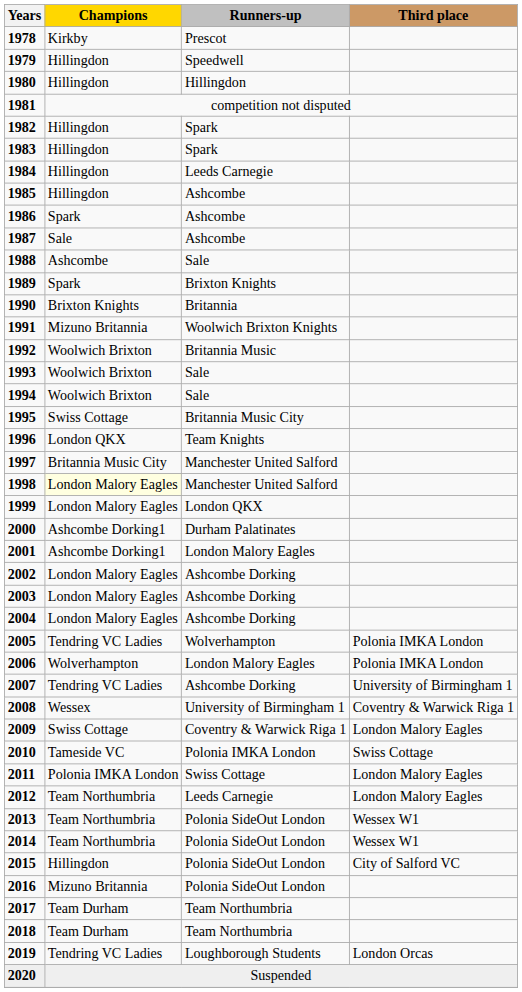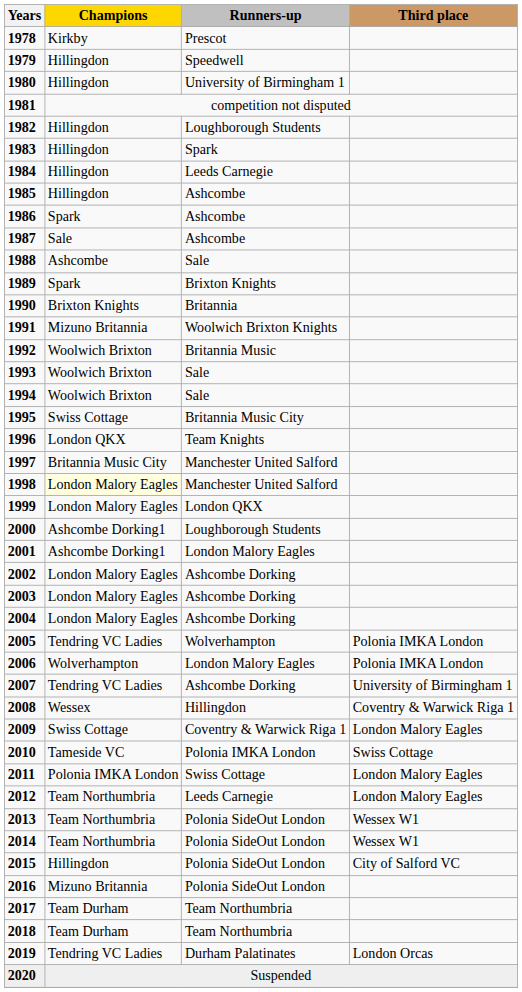(215, 82) Hillingdon -> (265, 82) University of Birmingham 1
(201, 127) Spark -> (253, 127) Loughborough Students
(240, 529) Durham Palatinates -> (253, 529) Loughborough Students
(265, 707) University of Birmingham 1 -> (215, 707) Hillingdon
(253, 953) Loughborough Students -> (240, 953) Durham Palatinates
